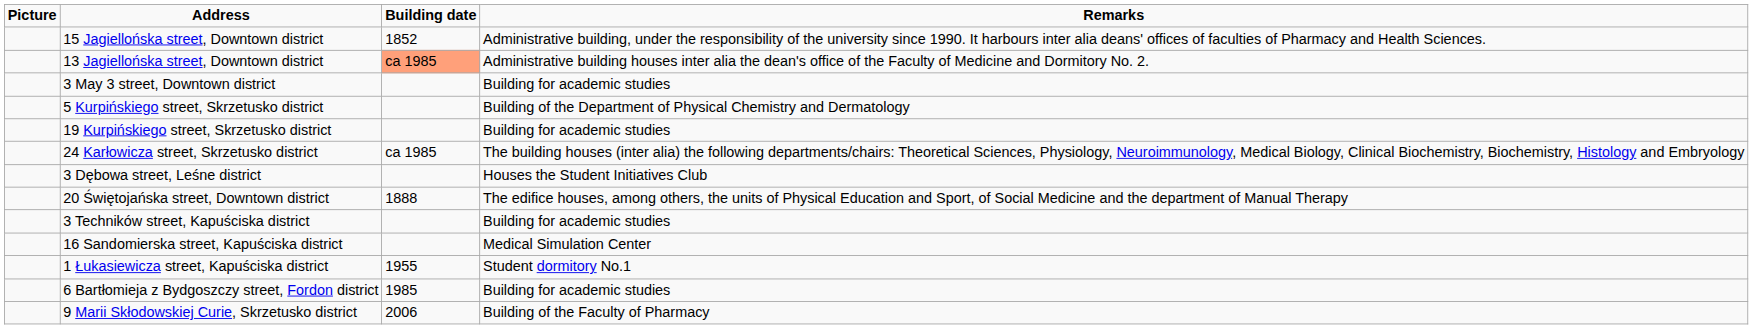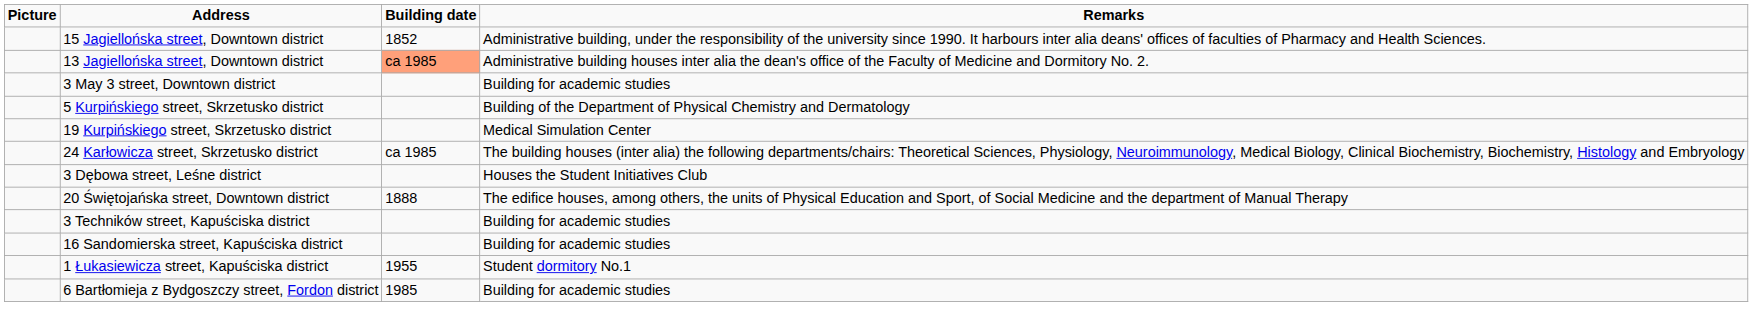(577, 130) Building for academic studies -> (567, 130) Medical Simulation Center
(567, 244) Medical Simulation Center -> (577, 244) Building for academic studies
- row: (210, 312)
